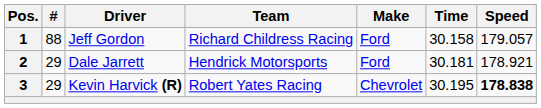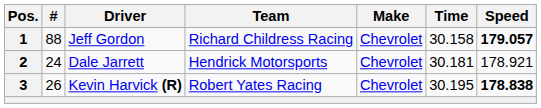(375, 39) Ford -> (391, 39) Chevrolet
(507, 39) normal -> (507, 39) bold
(54, 62) 29 -> (54, 62) 24
(375, 62) Ford -> (391, 62) Chevrolet
(54, 86) 29 -> (54, 86) 26
